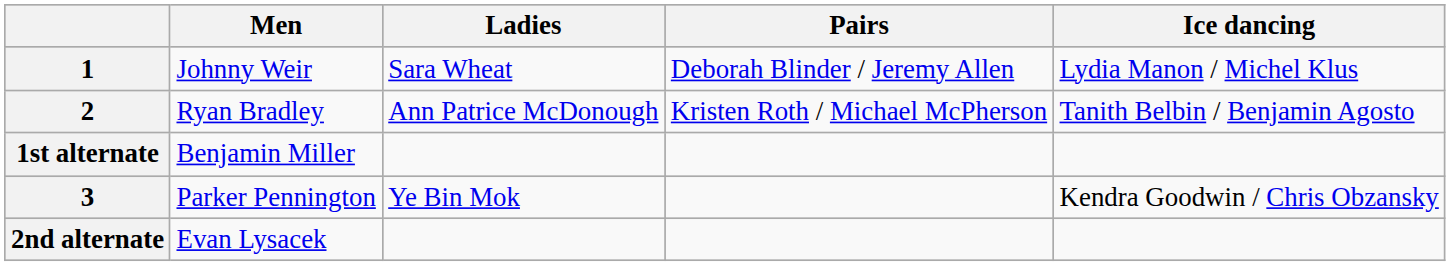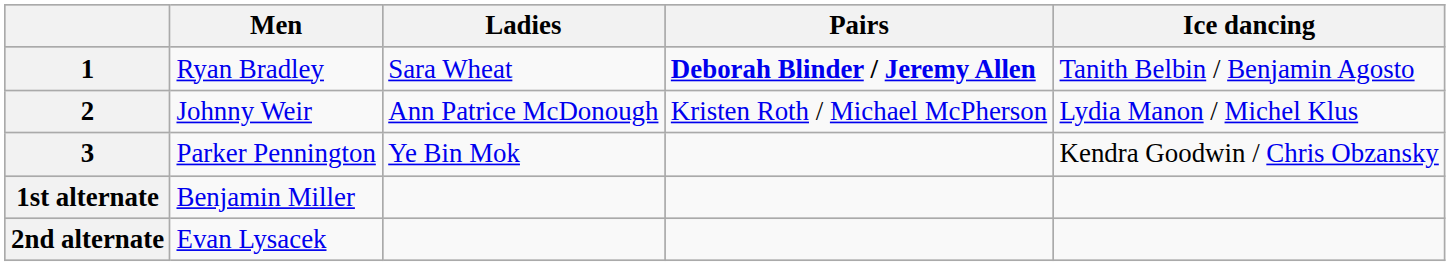(244, 68) Johnny Weir -> (250, 68) Ryan Bradley
(843, 68) normal -> (853, 68) bold
(1209, 68) Lydia Manon / Michel Klus -> (1237, 68) Tanith Belbin / Benjamin Agosto
(250, 111) Ryan Bradley -> (244, 111) Johnny Weir
(1237, 111) Tanith Belbin / Benjamin Agosto -> (1209, 111) Lydia Manon / Michel Klus
rows swapped: (88, 196) <-> (88, 153)
